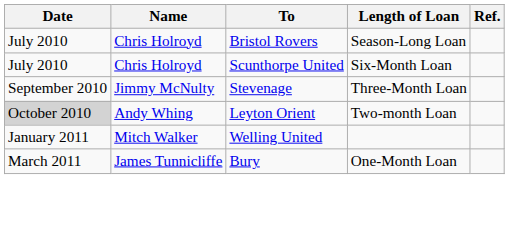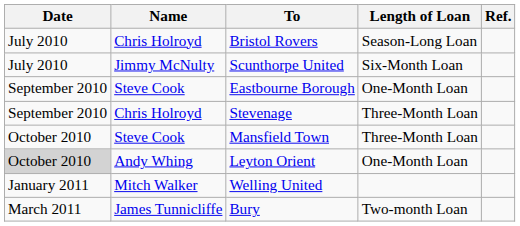(158, 64) Chris Holroyd -> (164, 64) Jimmy McNulty
+ row: (292, 88)
(164, 88) Jimmy McNulty -> (158, 112) Chris Holroyd
+ row: (279, 137)
(404, 112) Two-month Loan -> (415, 161) One-Month Loan
(404, 161) One-Month Loan -> (415, 209) Two-month Loan
